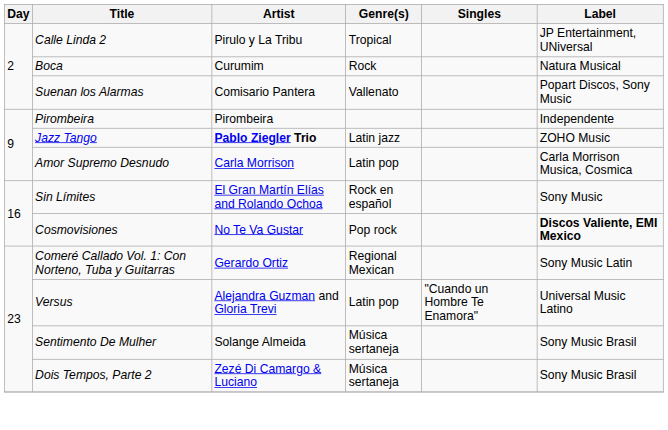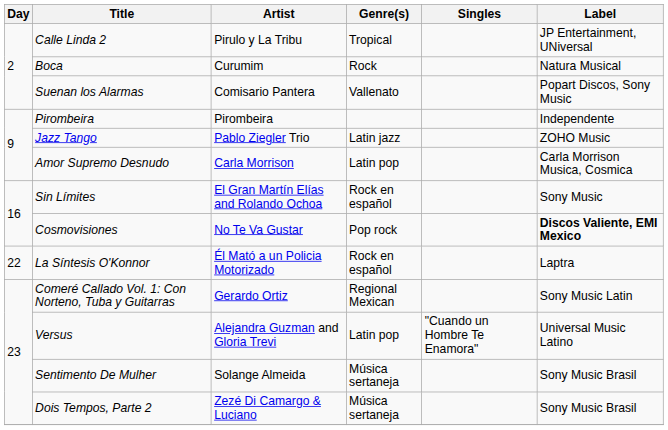(265, 137) bold -> (262, 137) normal
+ row: (92, 262)
